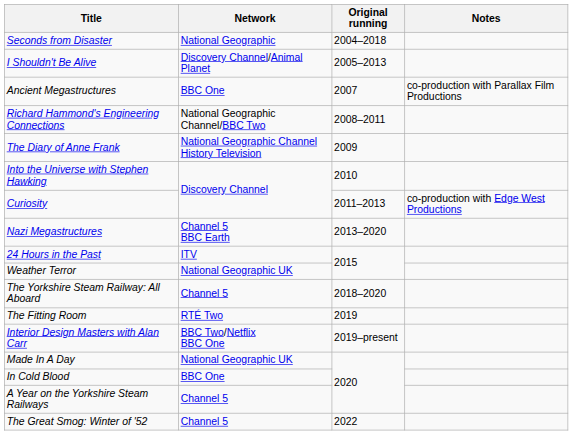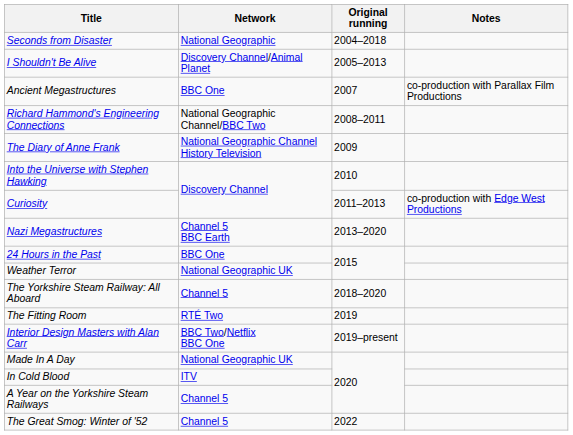(189, 254) ITV -> (203, 254) BBC One
(203, 377) BBC One -> (189, 377) ITV
